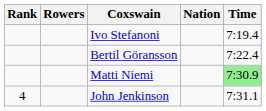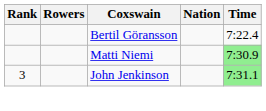- row: (125, 34)
(22, 95) 4 -> (22, 75) 3
(242, 95) no background -> (242, 75) lightgreen background
